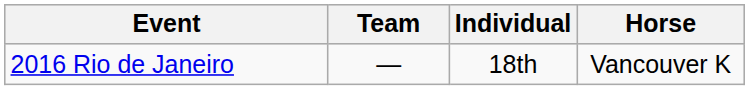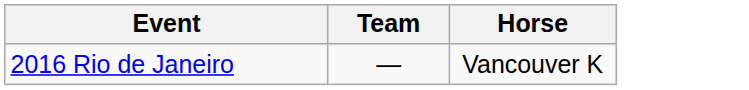- column: (513, 24)
